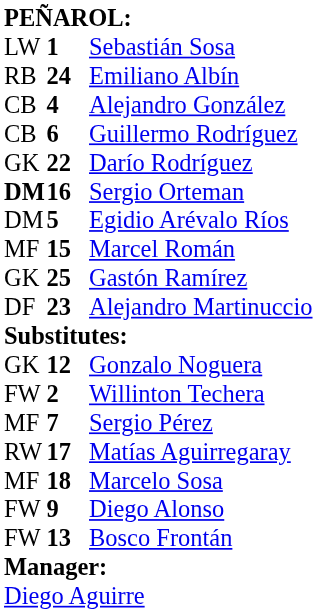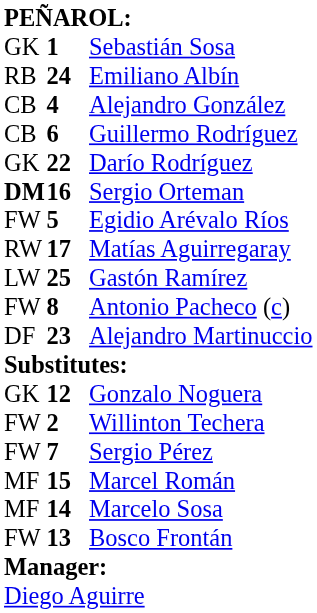(22, 47) LW -> (22, 47) GK
(24, 220) DM -> (22, 220) FW
rows swapped: (190, 451) <-> (162, 249)
(22, 278) GK -> (22, 278) LW
+ row: (190, 307)
(22, 422) MF -> (22, 451) FW
(59, 480) 18 -> (59, 509) 14
- row: (157, 509)
